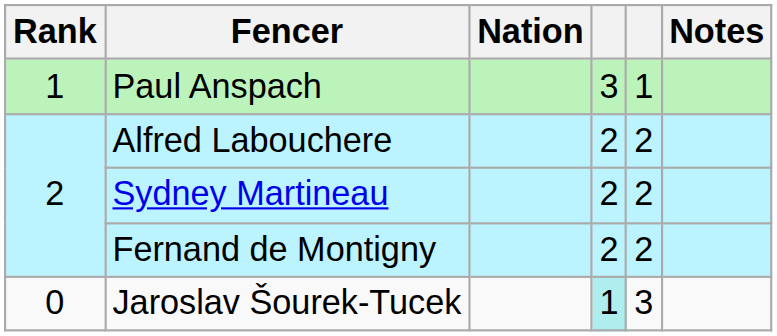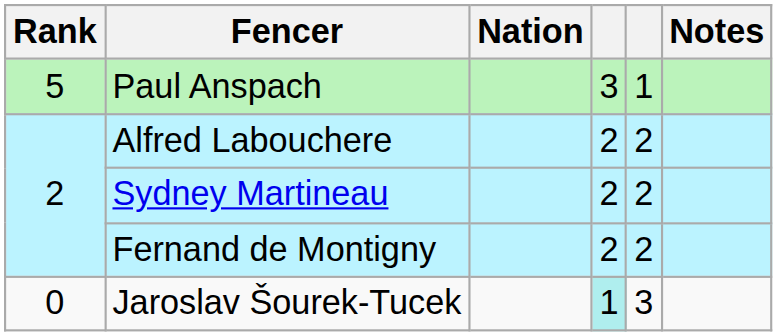(55, 85) 1 -> (55, 85) 5
